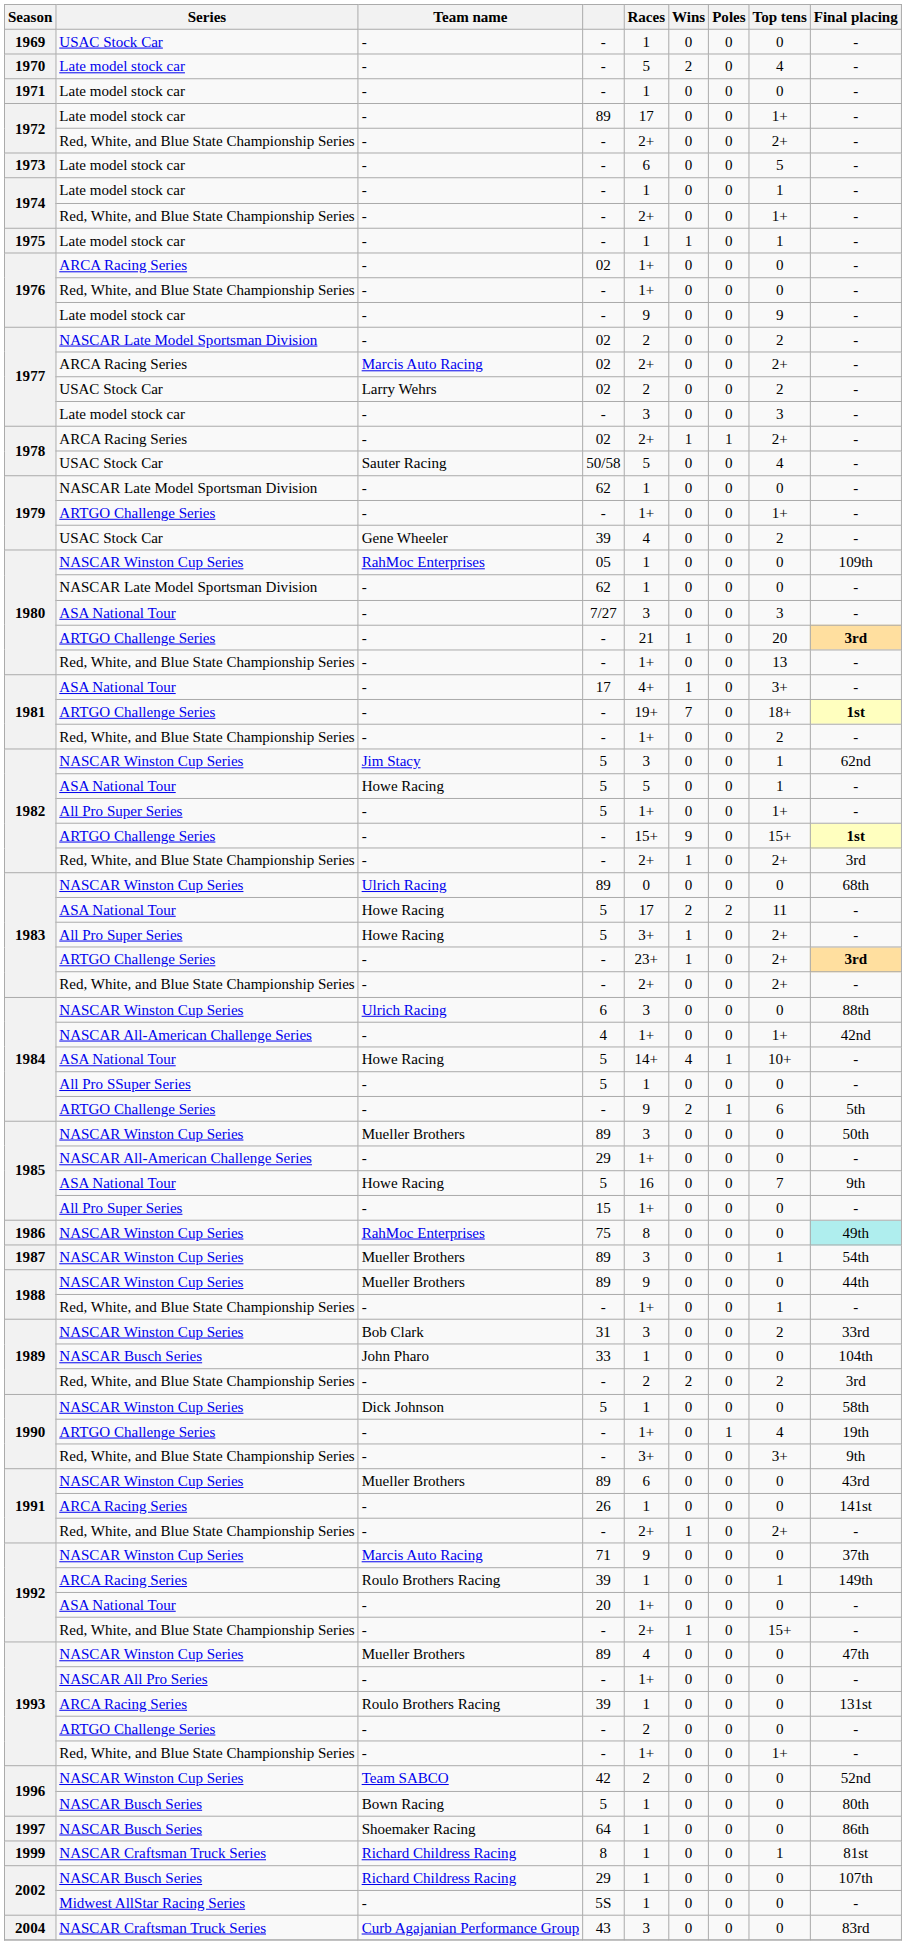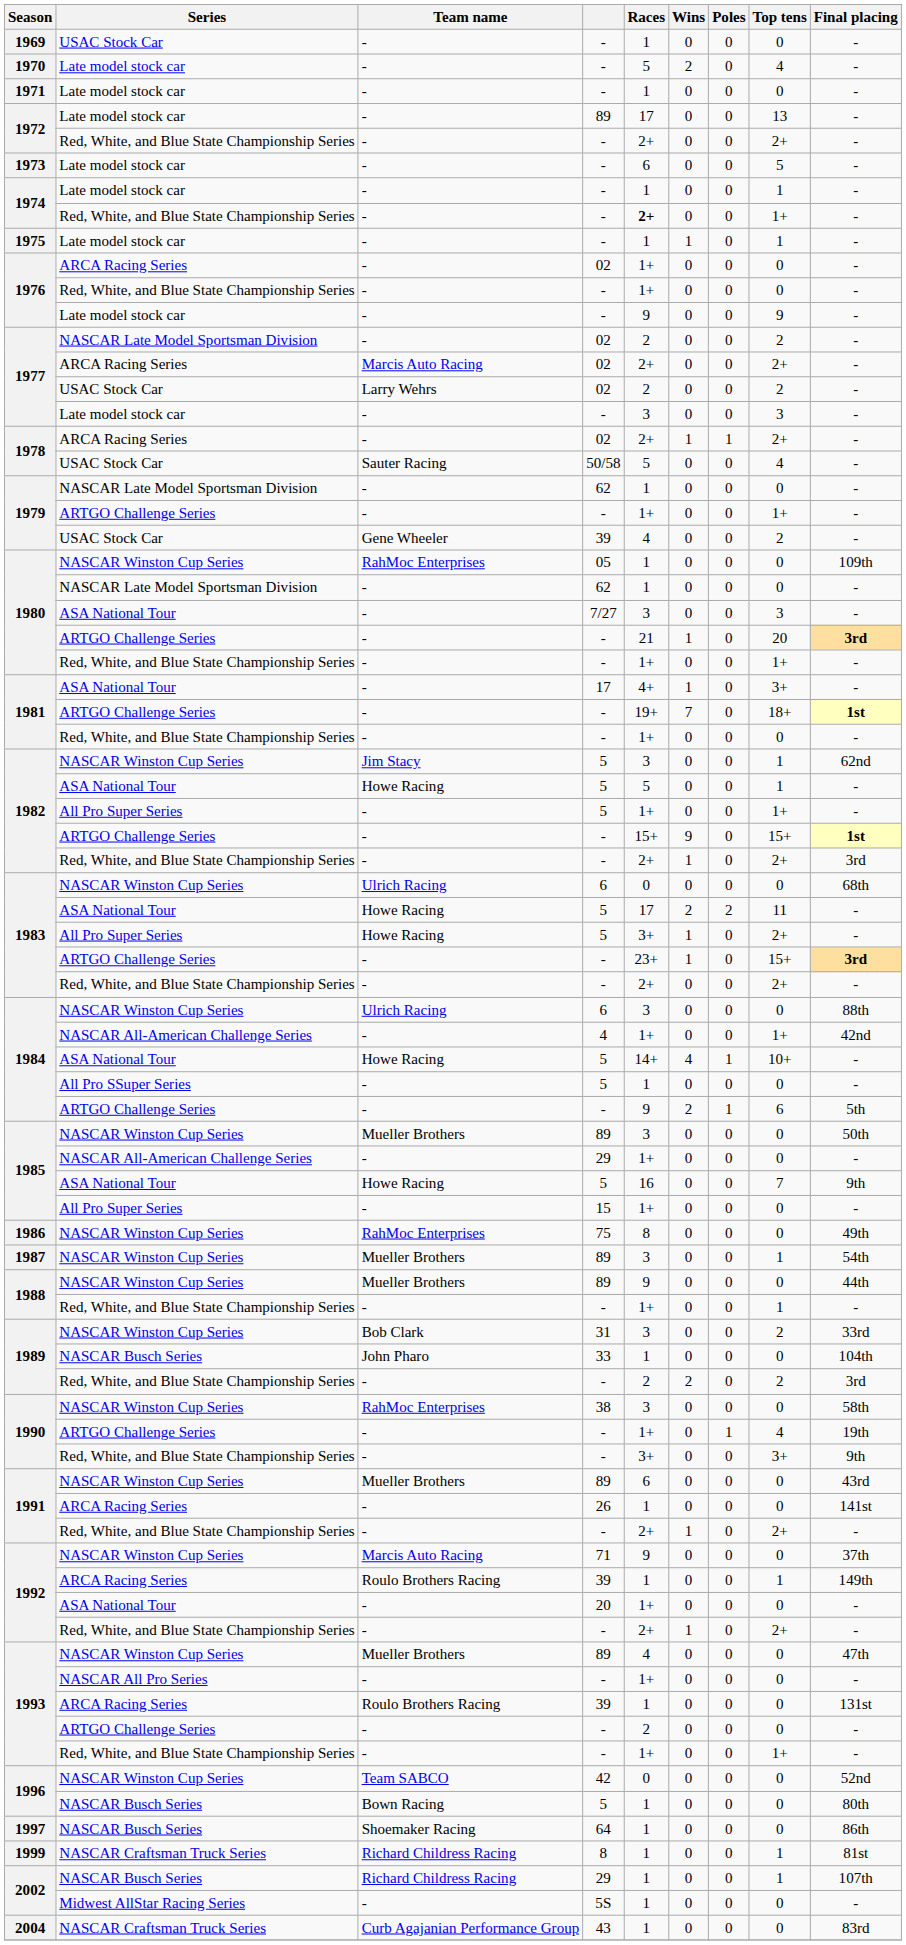(780, 116) 1+ -> (780, 116) 13
(646, 215) normal -> (646, 215) bold
(780, 662) 13 -> (780, 662) 1+
(780, 736) 2 -> (780, 736) 0
(603, 885) 89 -> (603, 885) 6
(780, 959) 2+ -> (780, 959) 15+
(856, 1232) paleturquoise background -> (856, 1232) no background
(403, 1406) Dick Johnson -> (423, 1406) RahMoc Enterprises
(603, 1406) 5 -> (603, 1406) 38
(646, 1406) 1 -> (646, 1406) 3
(780, 1629) 15+ -> (780, 1629) 2+
(646, 1778) 2 -> (646, 1778) 0
(780, 1877) 0 -> (780, 1877) 1
(646, 1927) 3 -> (646, 1927) 1
